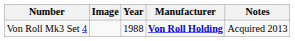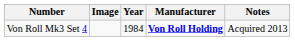(133, 28) 1988 -> (133, 28) 1984
